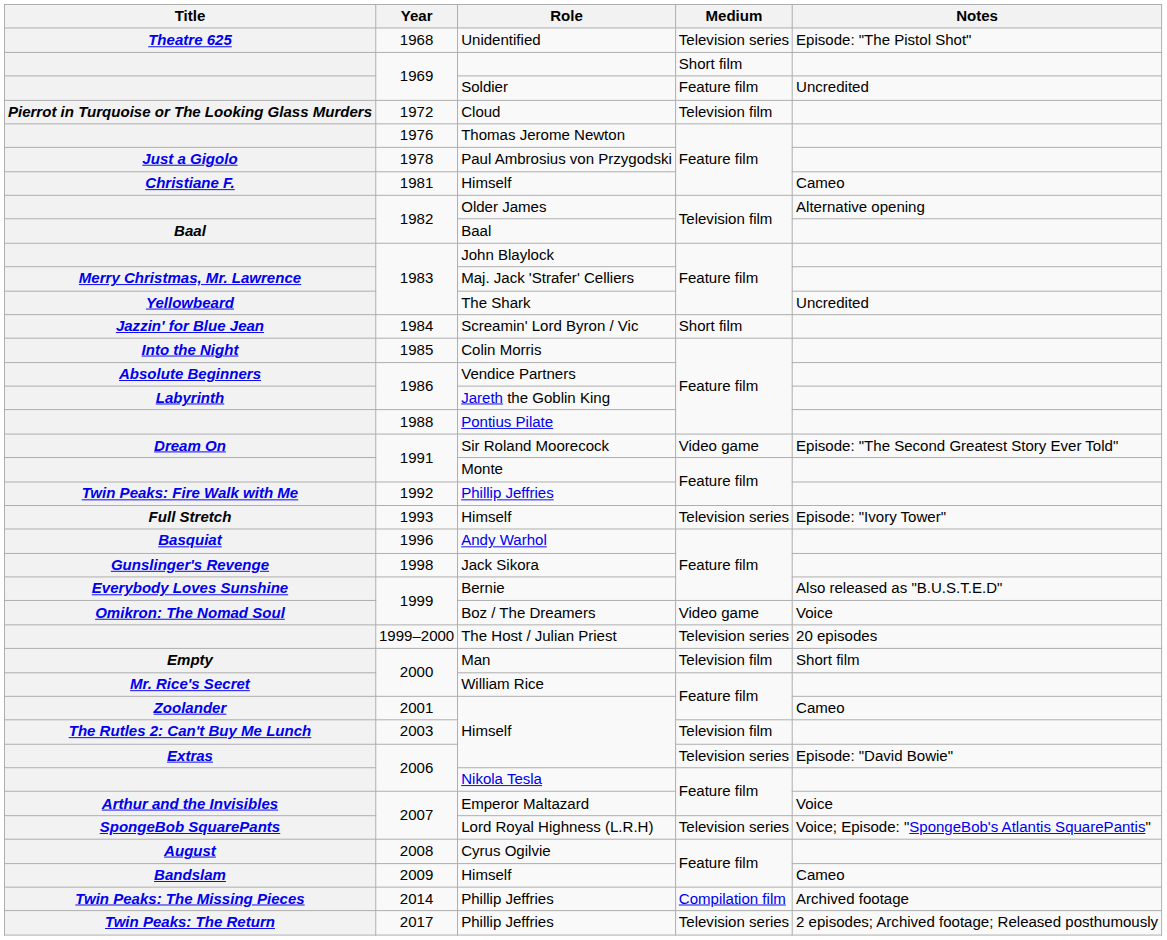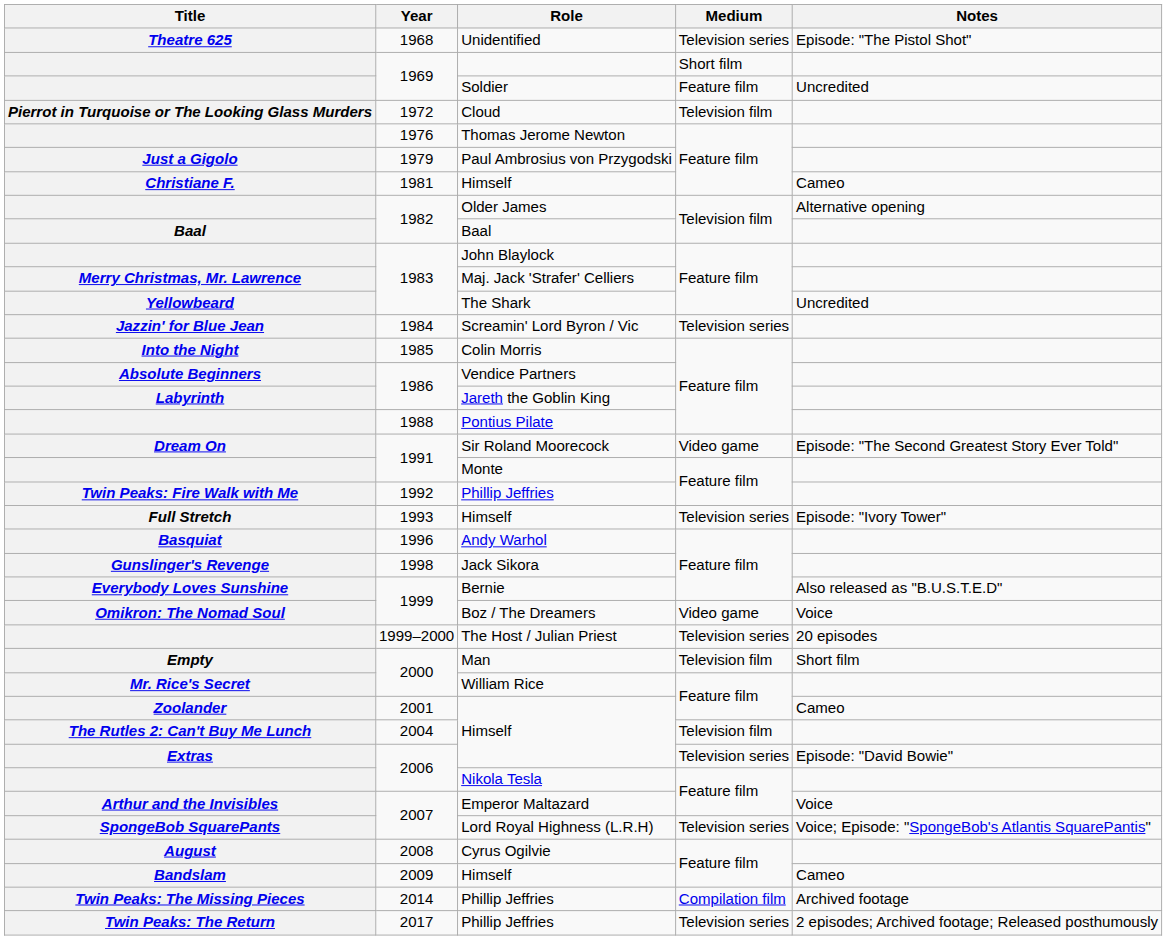(417, 159) 1978 -> (417, 159) 1979
(711, 326) Short film -> (734, 326) Television series
(417, 732) 2003 -> (417, 732) 2004
